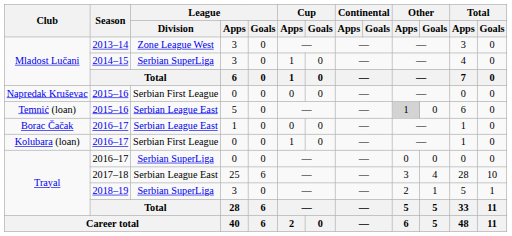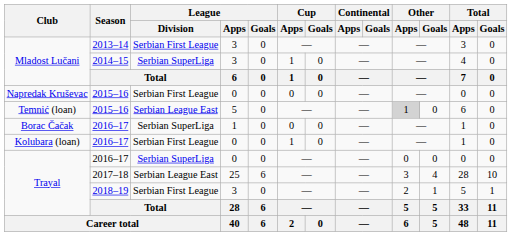(176, 45) Zone League West -> (176, 45) Serbian First League
(176, 126) Serbian League East -> (176, 126) Serbian SuperLiga
(176, 191) Serbian SuperLiga -> (176, 191) Serbian First League
